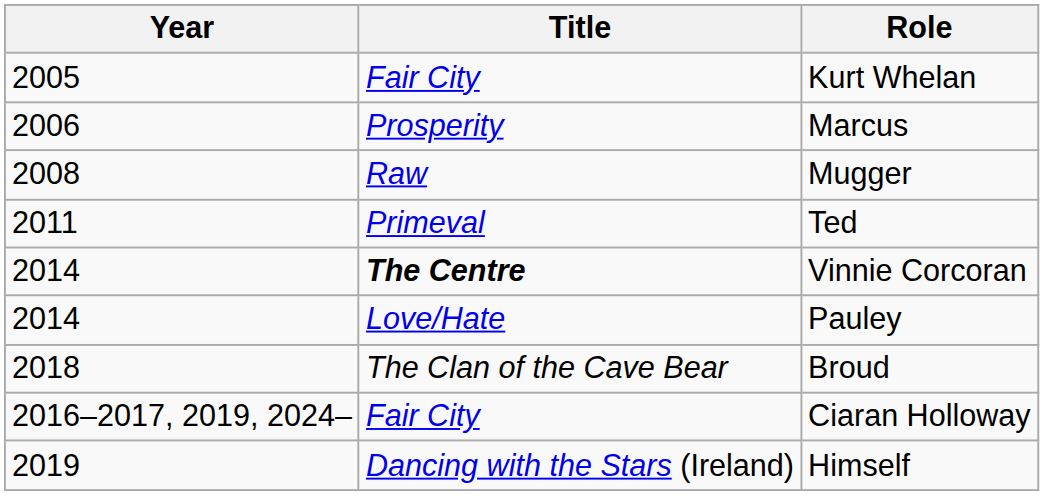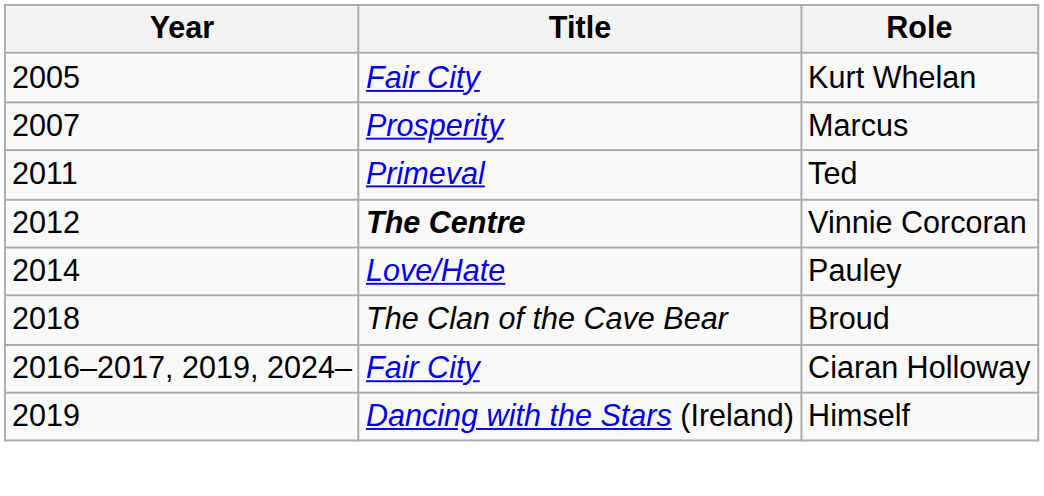(46, 125) 2006 -> (46, 125) 2007
- row: (860, 174)
(46, 271) 2014 -> (46, 222) 2012
